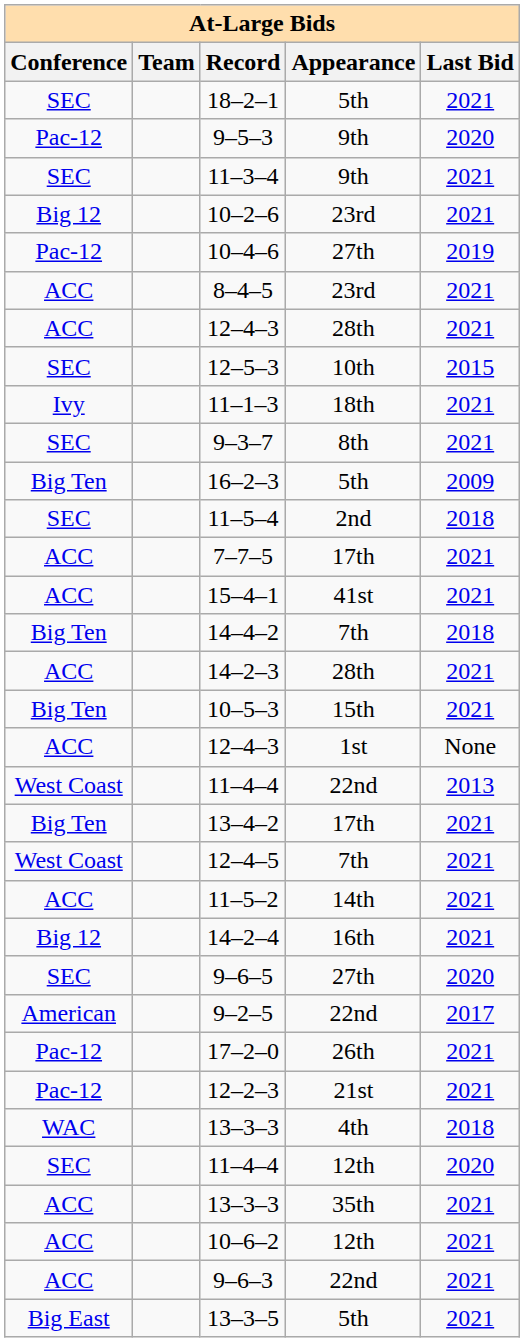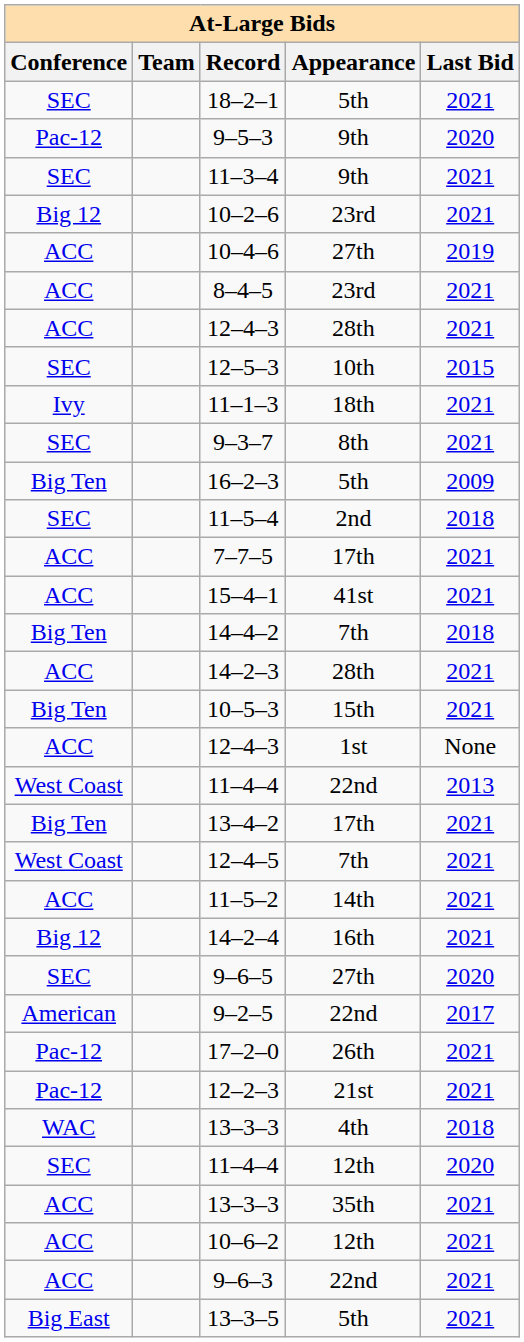(69, 251) Pac-12 -> (69, 251) ACC
